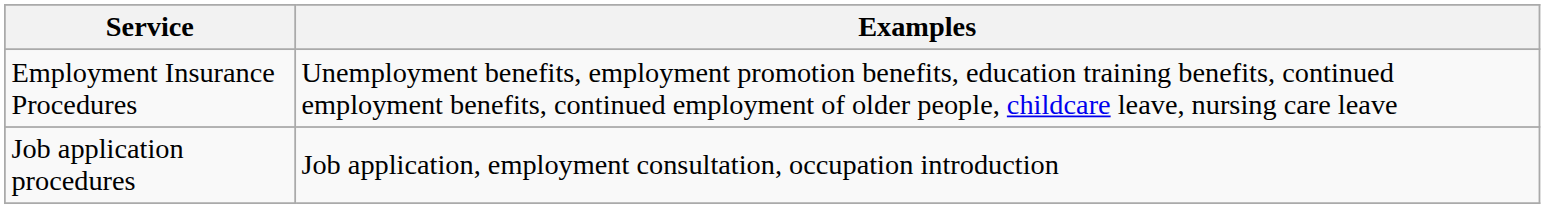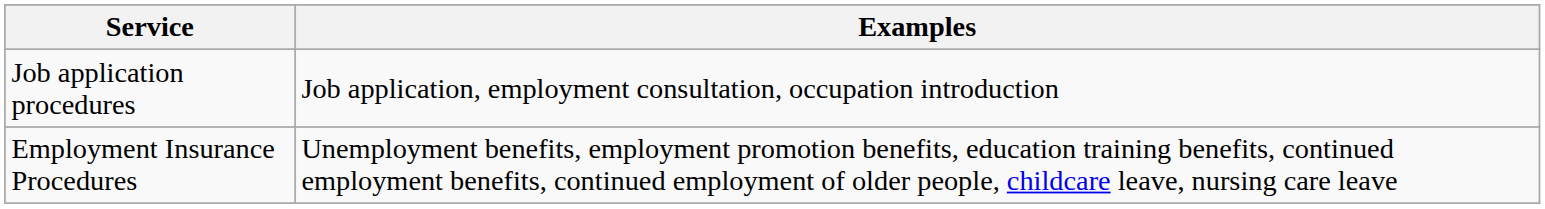rows swapped: (98, 164) <-> (143, 87)
